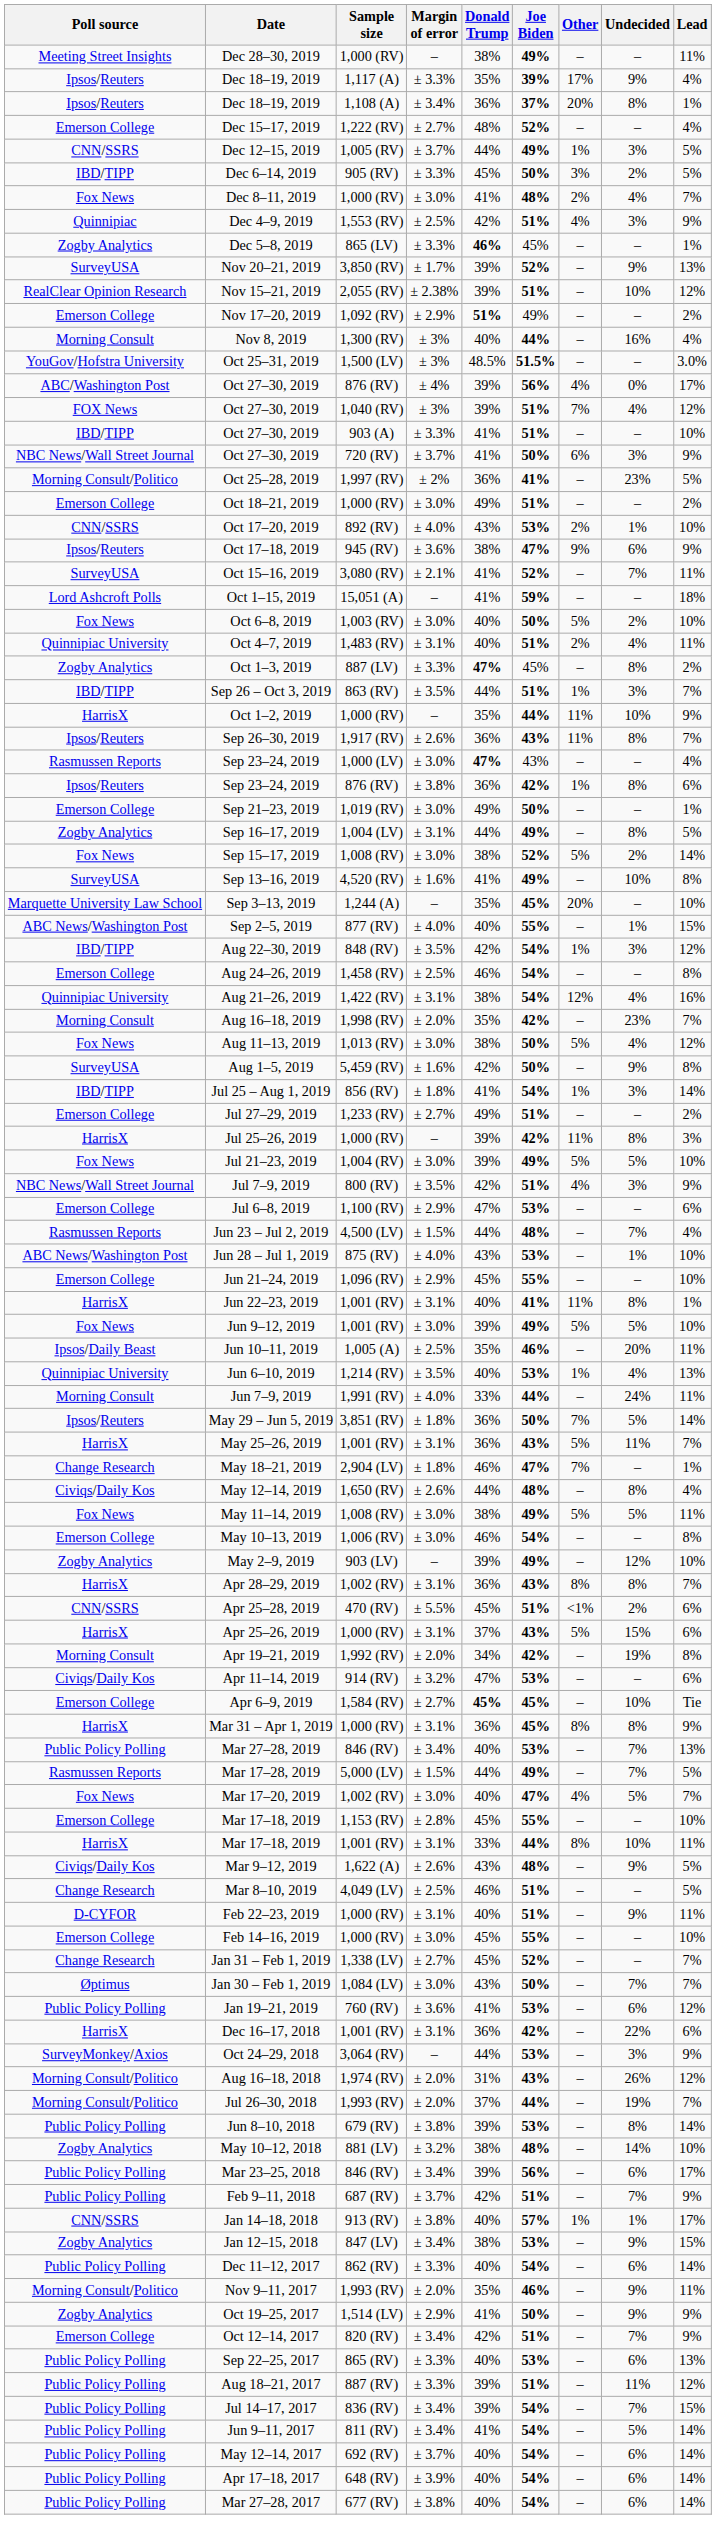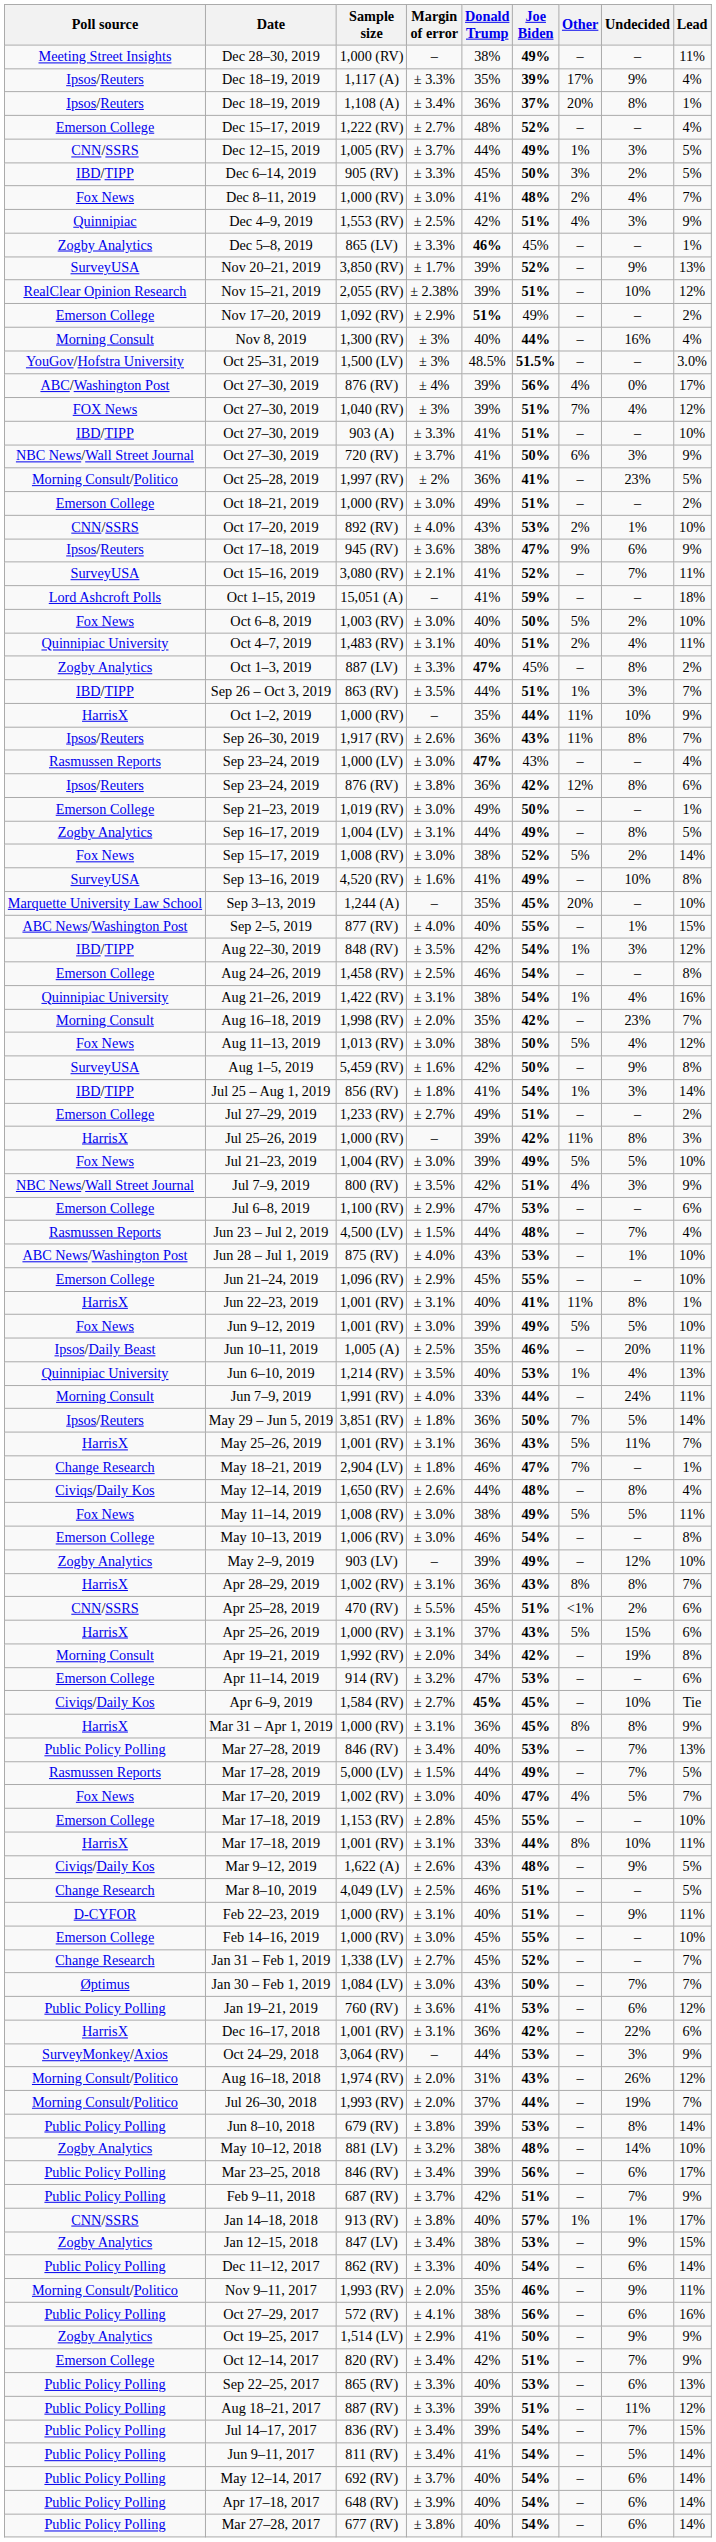(580, 785) 1% -> (580, 785) 12%
(580, 997) 12% -> (580, 997) 1%
(105, 1679) Civiqs/Daily Kos -> (105, 1679) Emerson College
(105, 1702) Emerson College -> (105, 1702) Civiqs/Daily Kos
+ row: (271, 2314)
